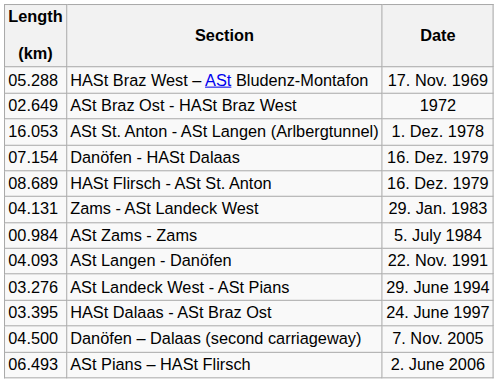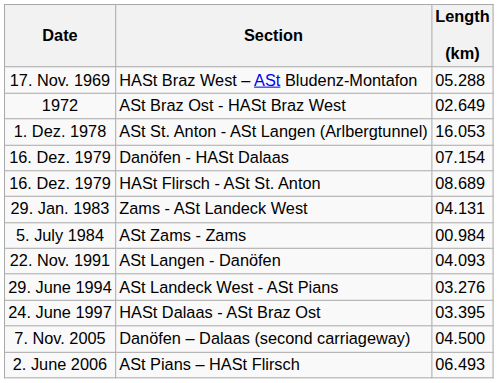columns swapped: (438, 35) <-> (35, 35)
